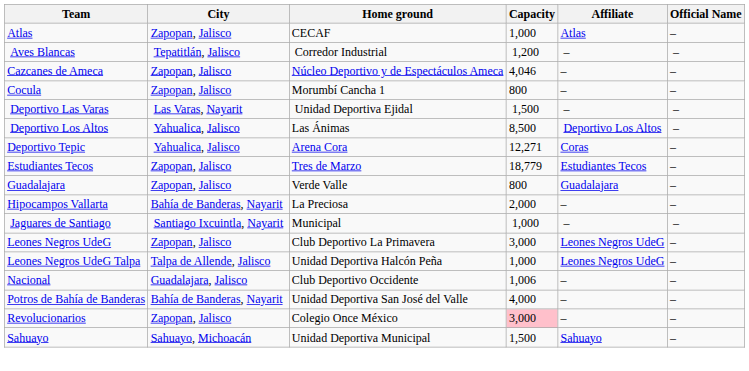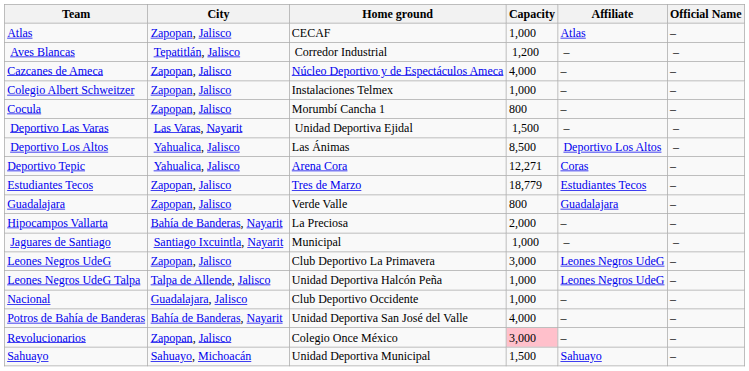(522, 71) 4,046 -> (522, 71) 4,000
+ row: (71, 90)
(522, 280) 1,006 -> (522, 299) 1,000
